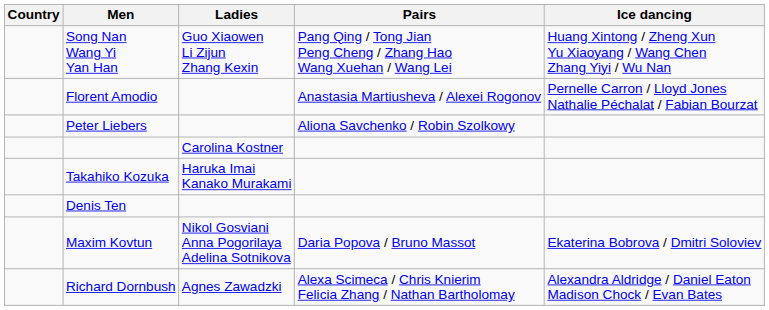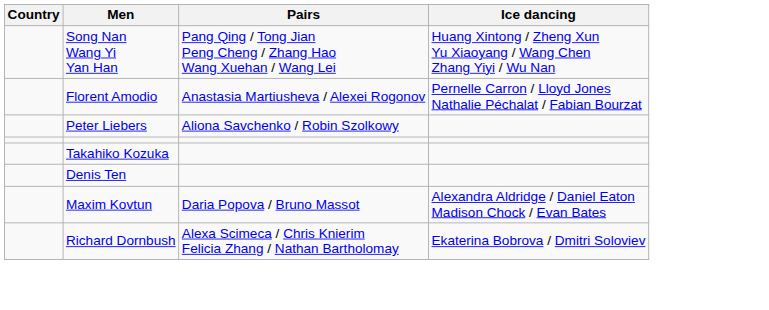- column: (237, 15)
(654, 242) Ekaterina Bobrova / Dmitri Soloviev -> (533, 204) Alexandra Aldridge / Daniel Eaton Madison Chock / Evan Bates
(649, 287) Alexandra Aldridge / Daniel Eaton Madison Chock / Evan Bates -> (538, 241) Ekaterina Bobrova / Dmitri Soloviev
